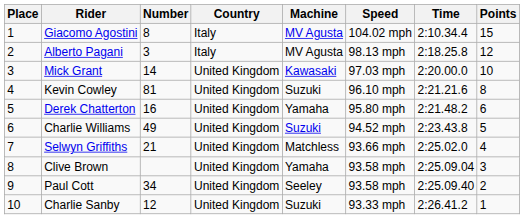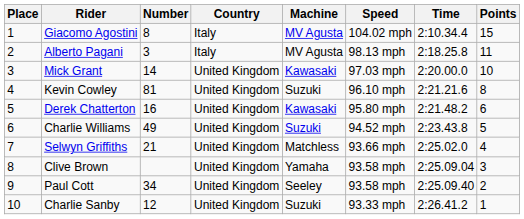(486, 52) 12 -> (486, 52) 11
(307, 109) Yamaha -> (311, 109) Kawasaki
